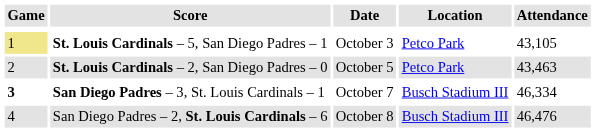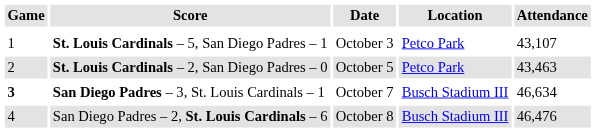(11, 42) khaki background -> (11, 42) no background
(537, 42) 43,105 -> (537, 42) 43,107
(537, 92) 46,334 -> (537, 92) 46,634
